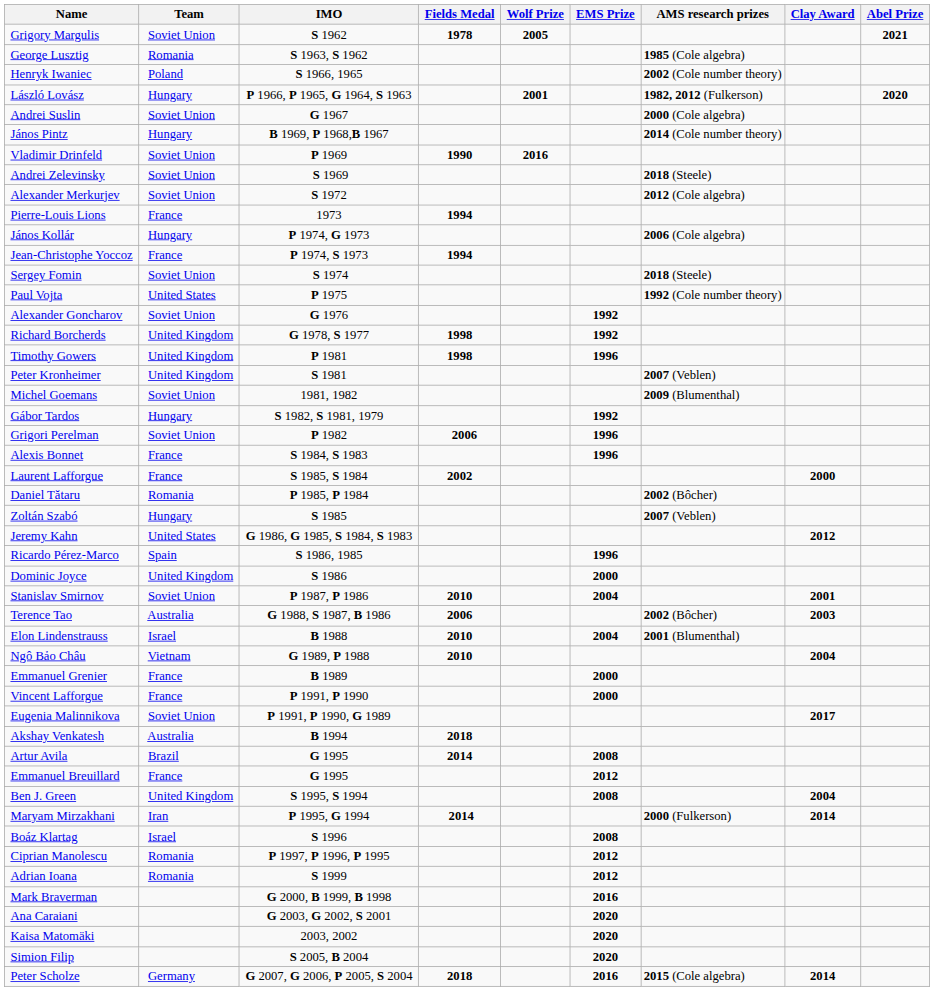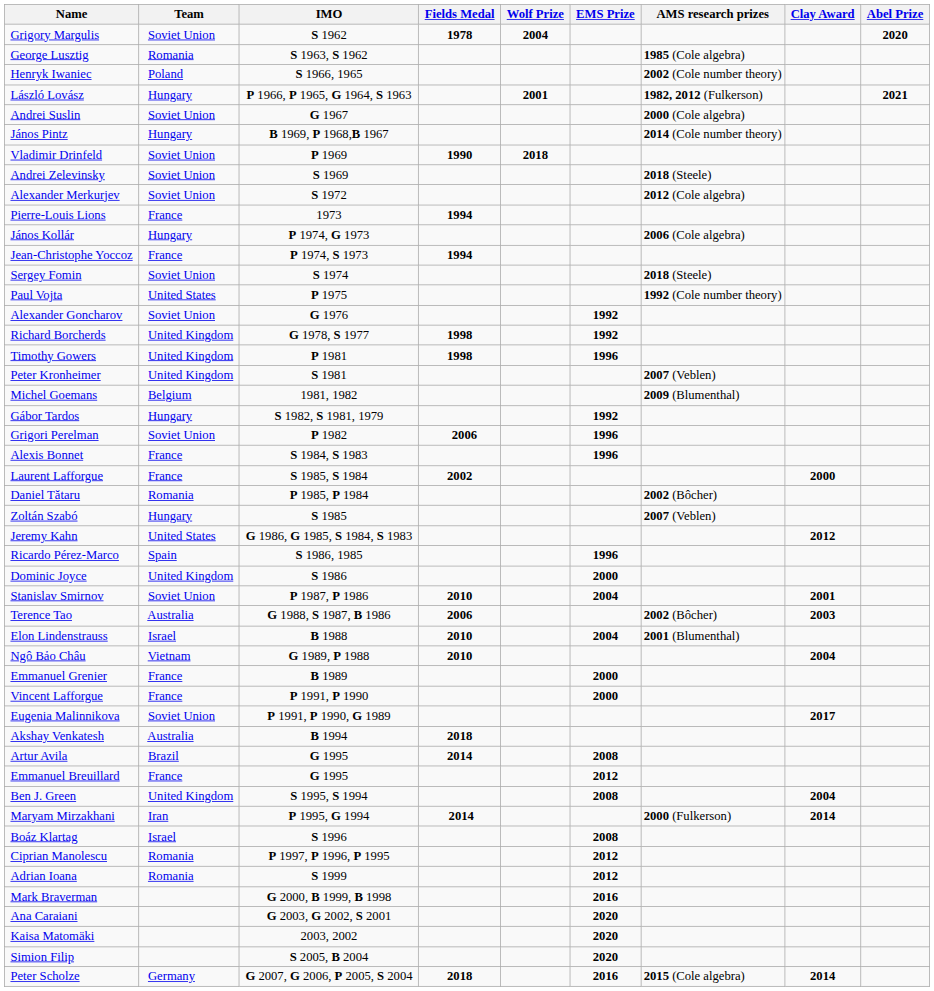(535, 34) 2005 -> (535, 34) 2004
(895, 34) 2021 -> (895, 34) 2020
(895, 94) 2020 -> (895, 94) 2021
(535, 154) 2016 -> (535, 154) 2018
(180, 395) Soviet Union -> (168, 395) Belgium
